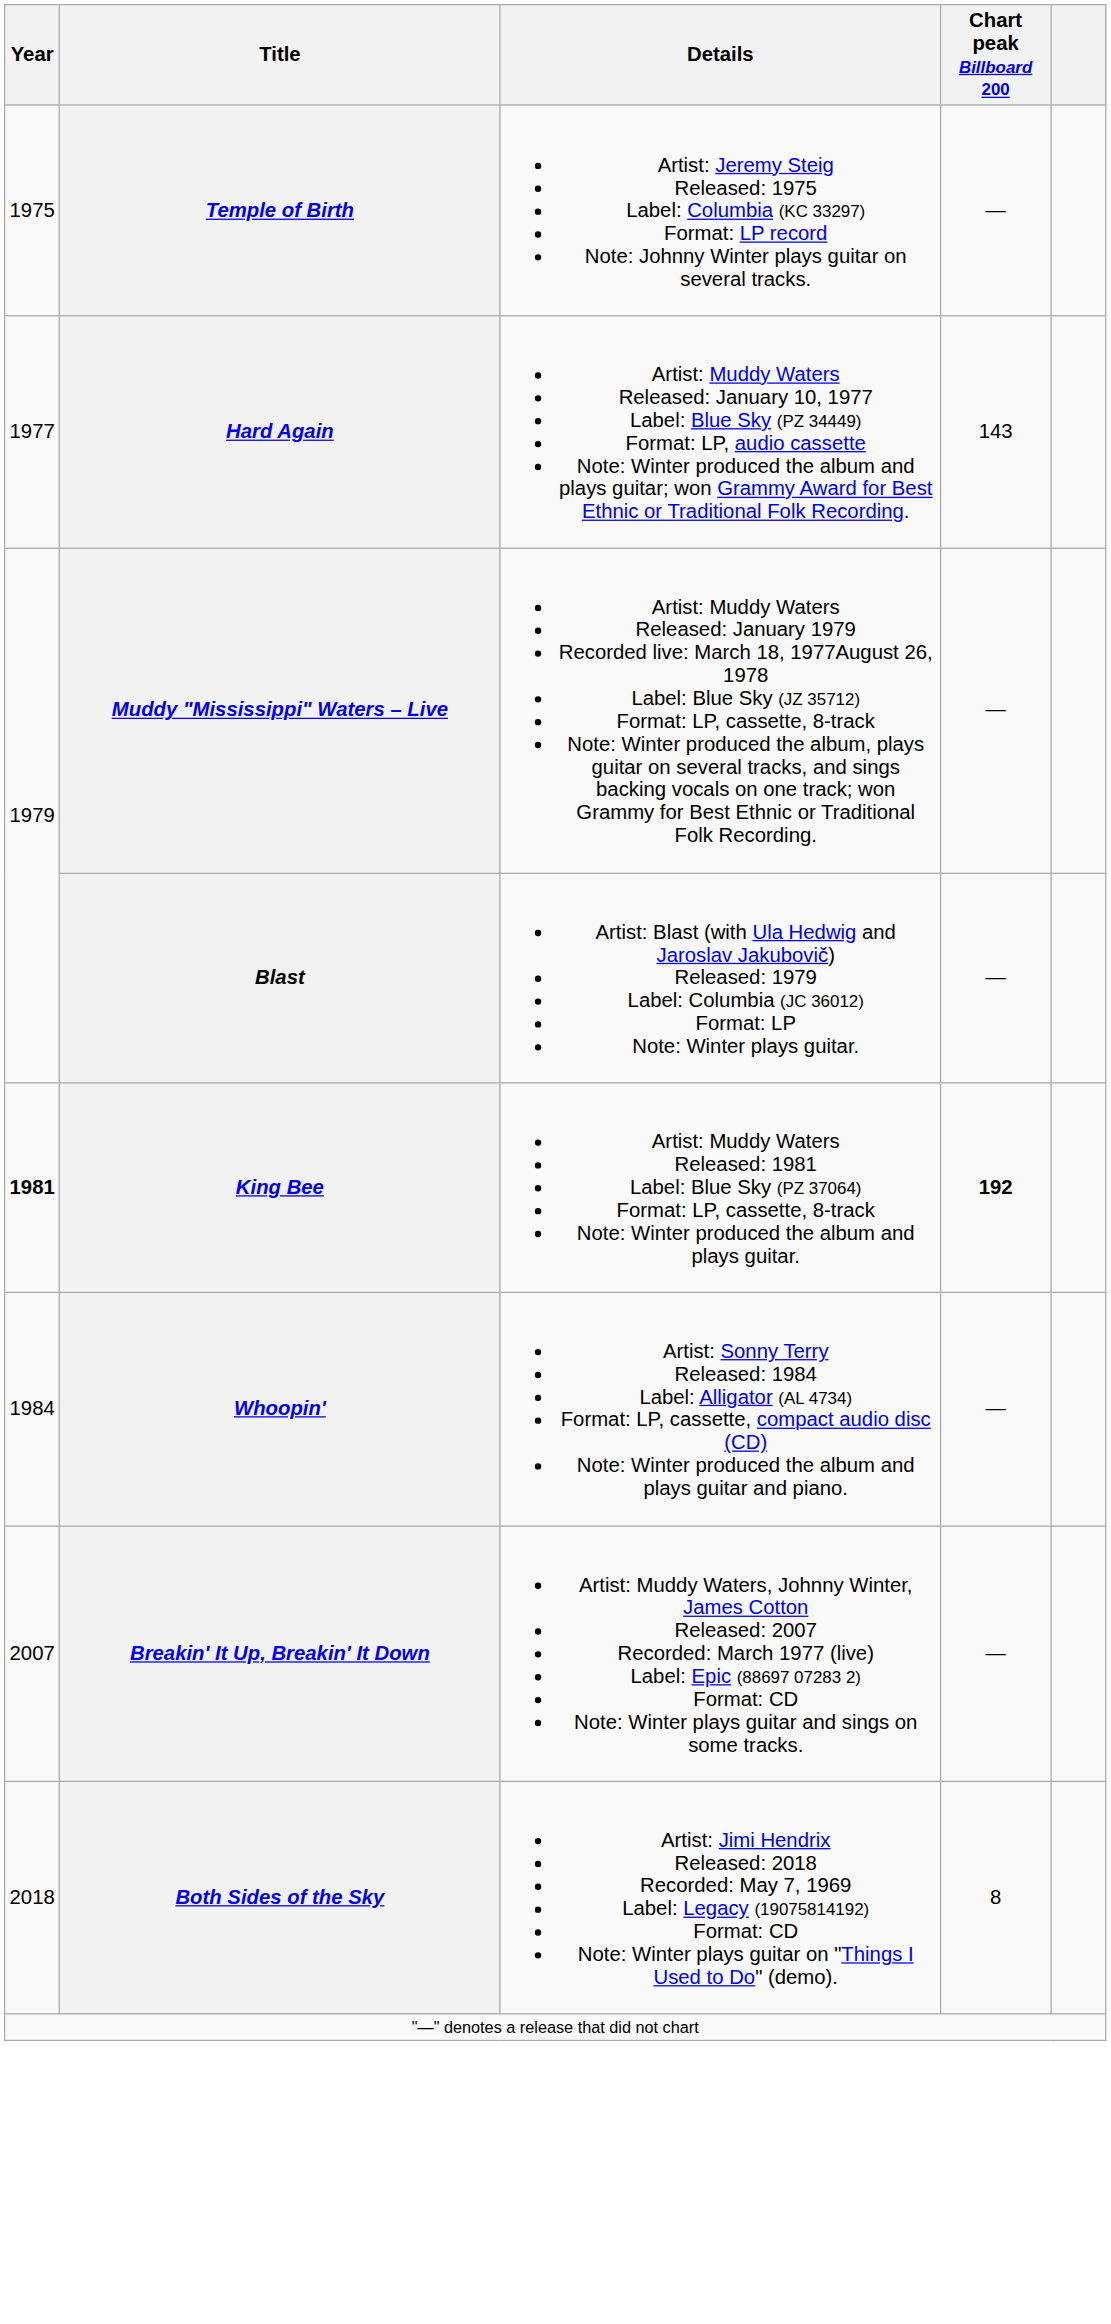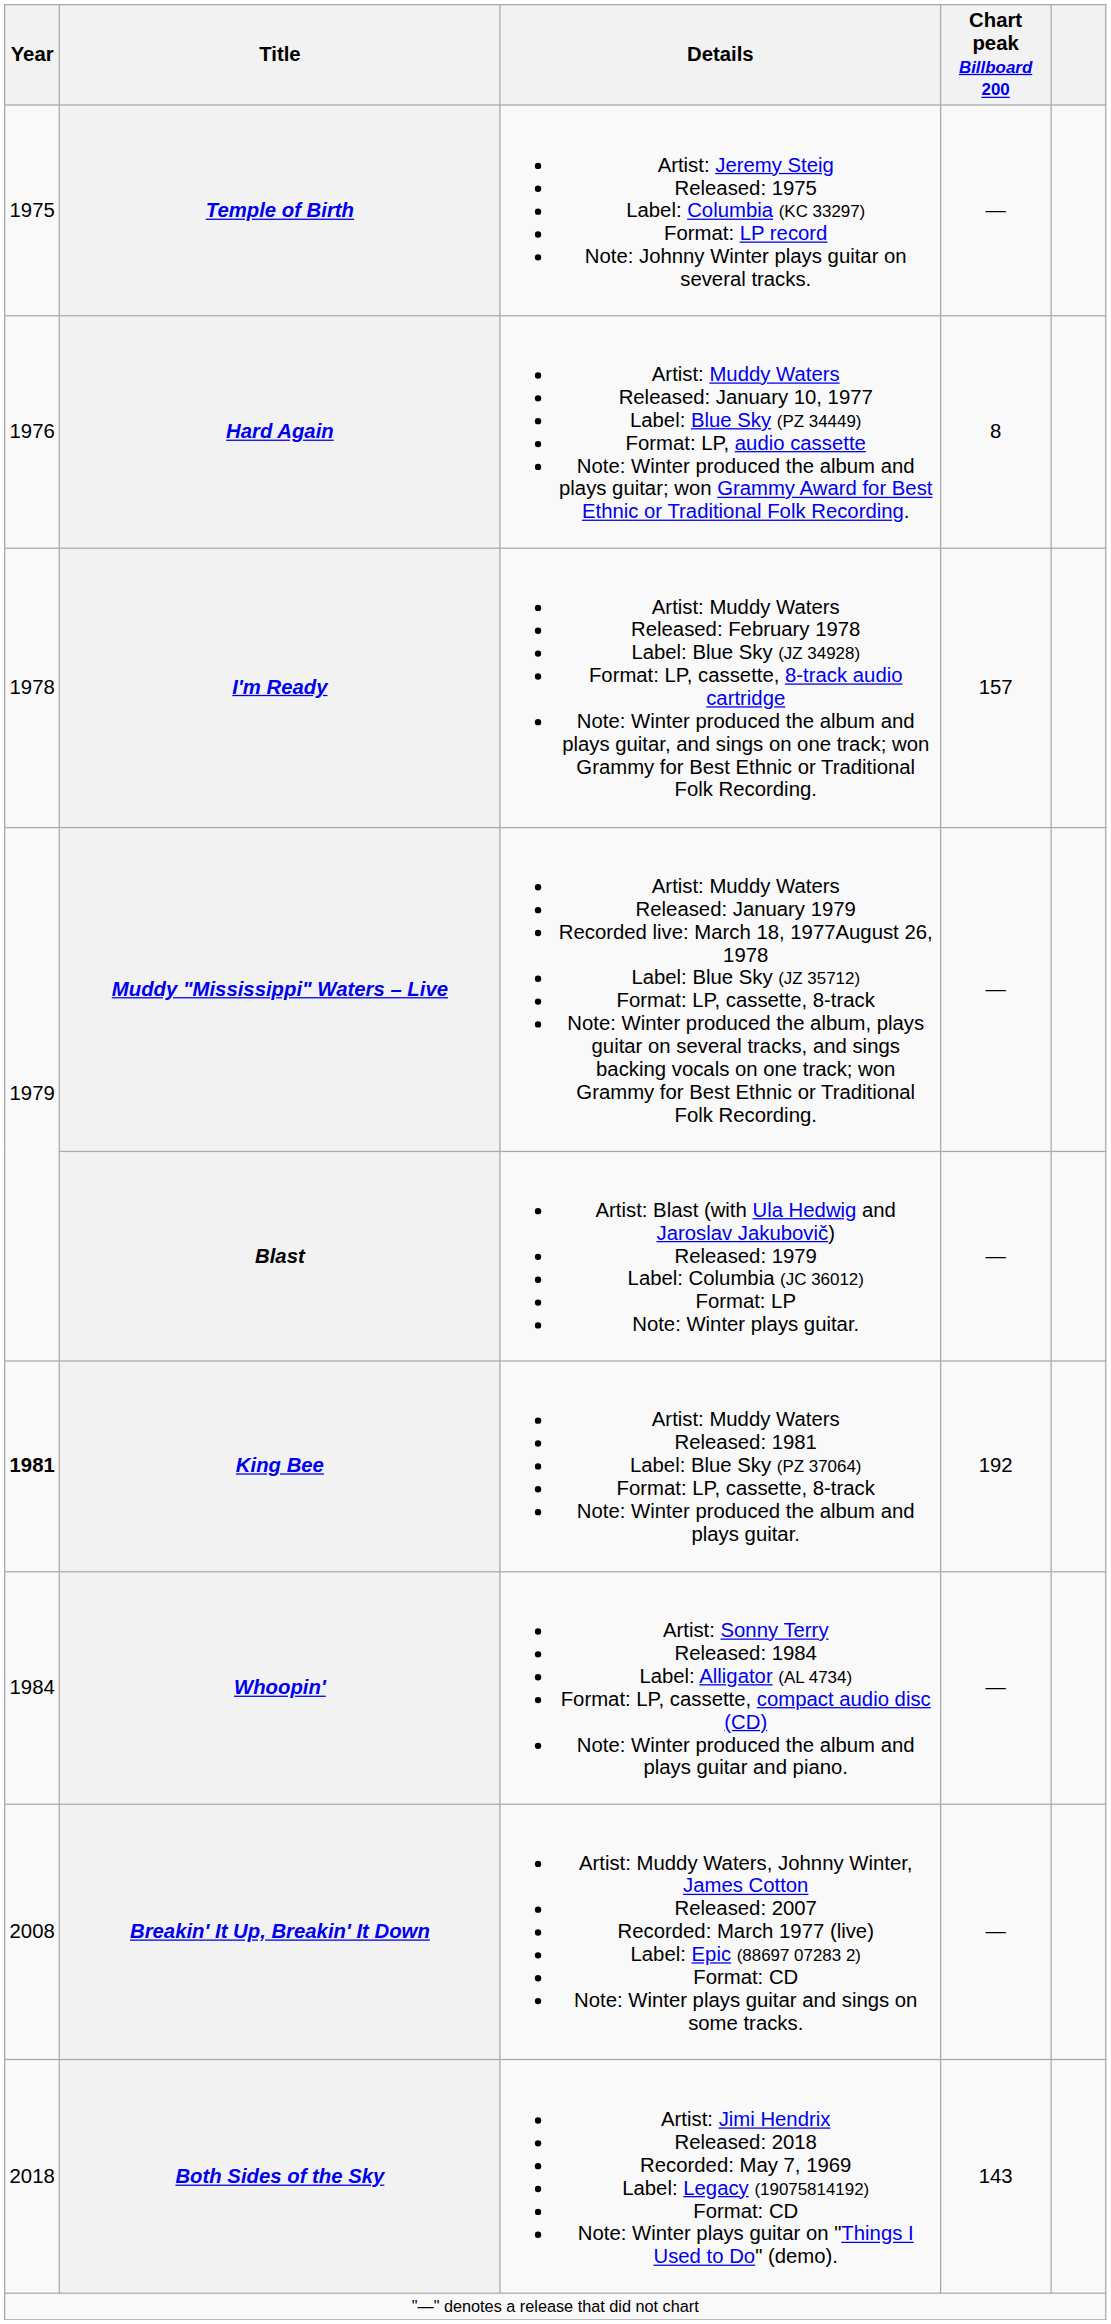(32, 431) 1977 -> (32, 431) 1976
(996, 431) 143 -> (996, 431) 8
+ row: (280, 687)
(996, 1187) bold -> (996, 1466) normal
(32, 1653) 2007 -> (32, 1931) 2008
(996, 1897) 8 -> (996, 2176) 143
